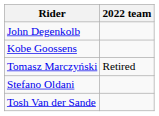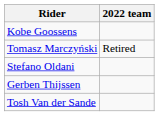- row: (43, 31)
+ row: (44, 84)
